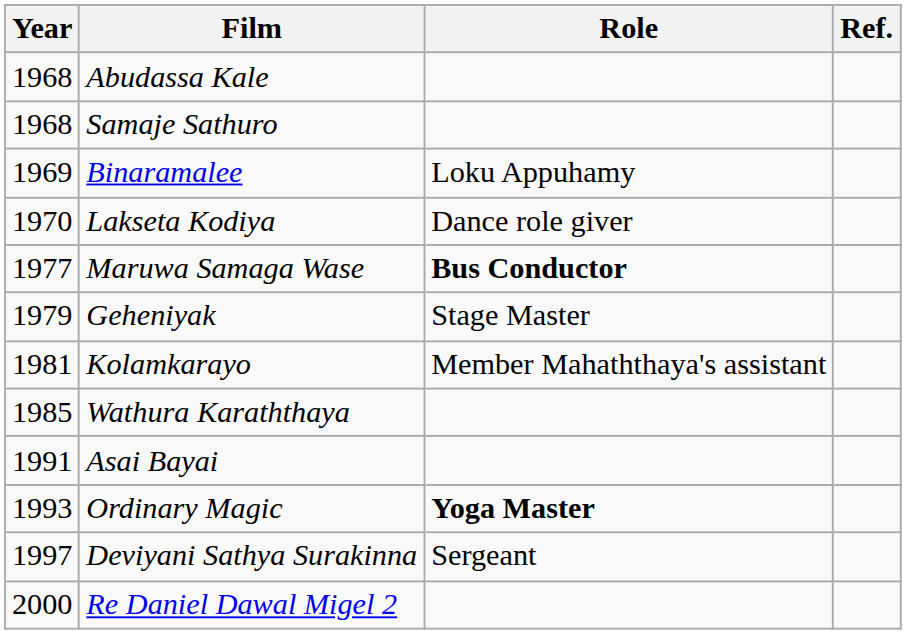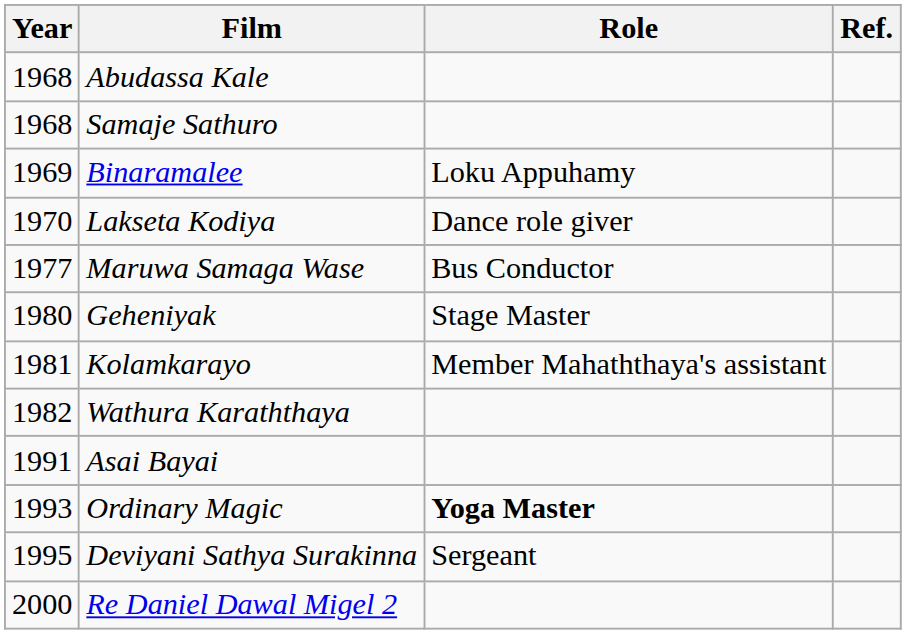(529, 268) bold -> (522, 268) normal
(42, 316) 1979 -> (42, 316) 1980
(42, 412) 1985 -> (42, 412) 1982
(42, 556) 1997 -> (42, 556) 1995
